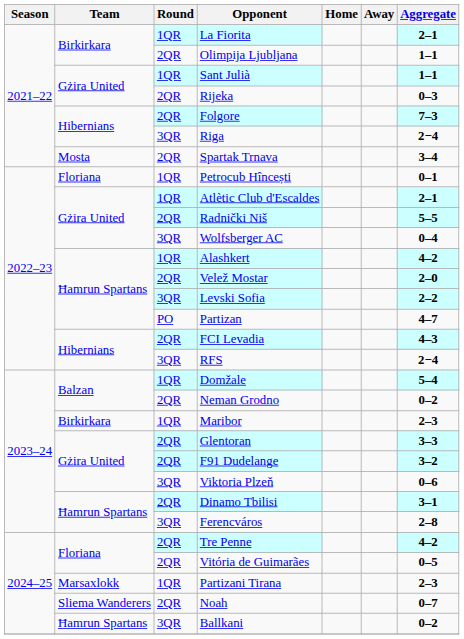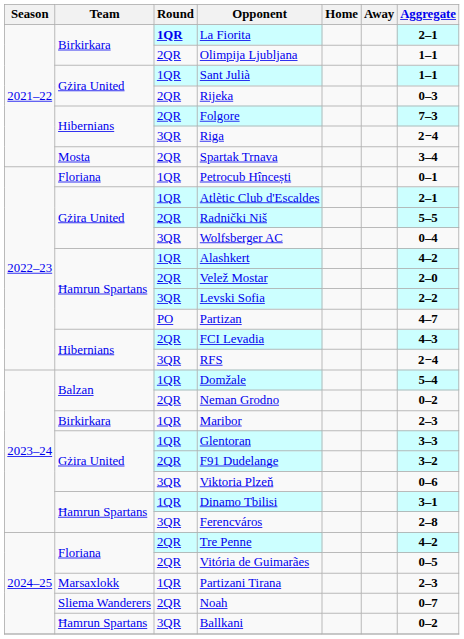(169, 34) normal -> (170, 34) bold
(169, 440) 2QR -> (169, 440) 1QR
(169, 501) 2QR -> (169, 501) 1QR
